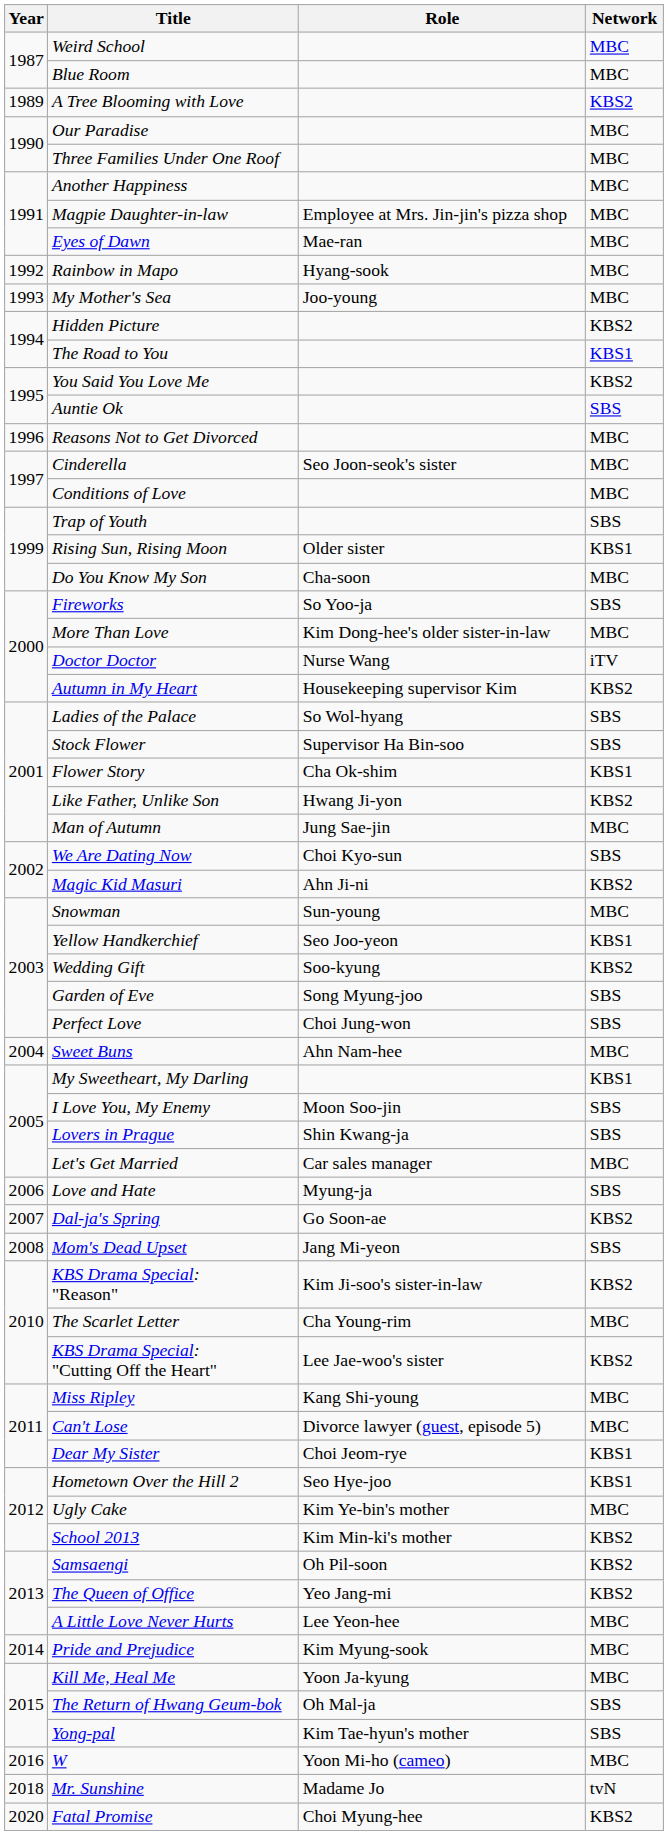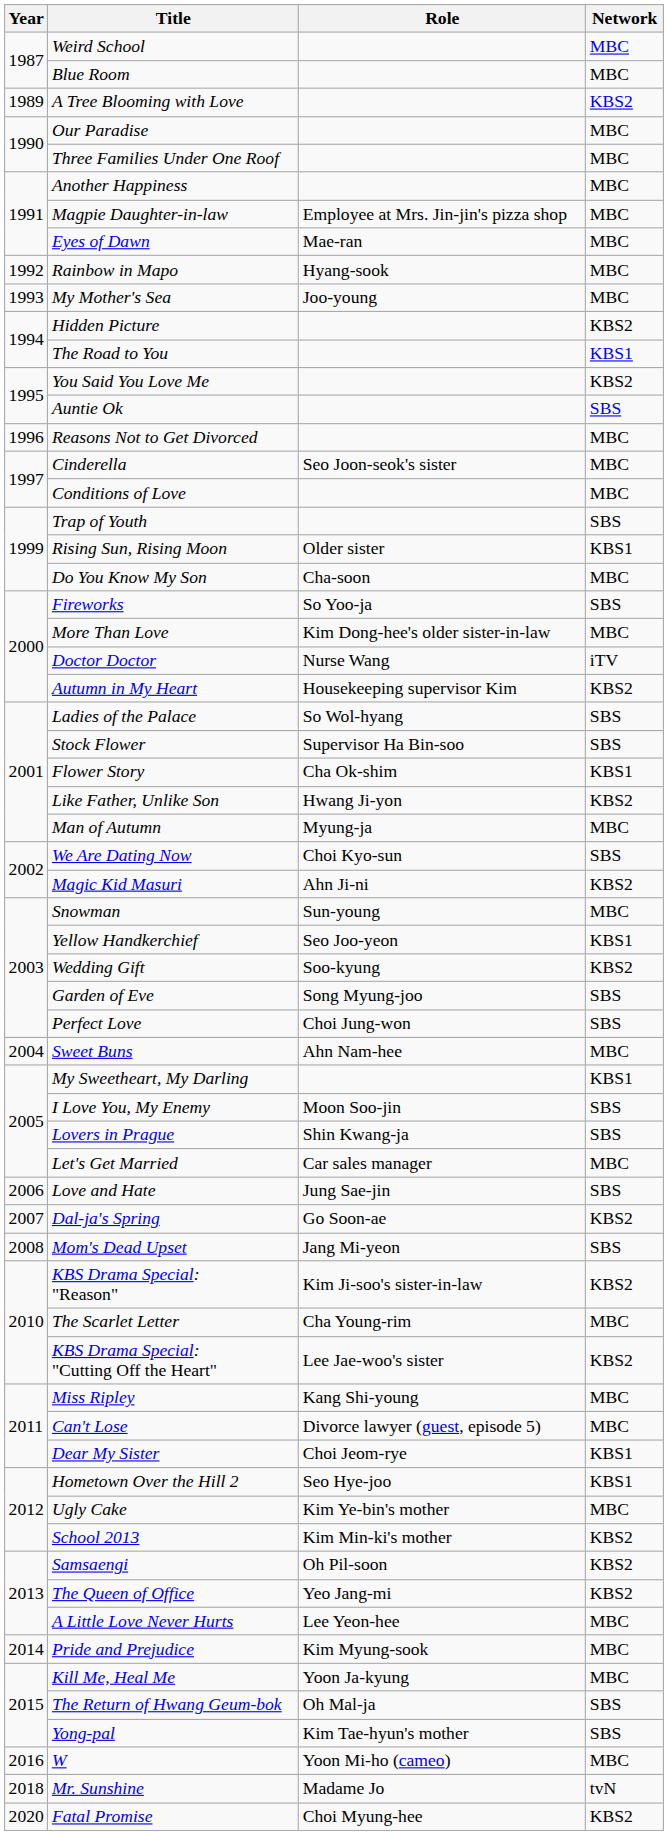(346, 827) Jung Sae-jin -> (337, 827) Myung-ja
(337, 1190) Myung-ja -> (346, 1190) Jung Sae-jin
